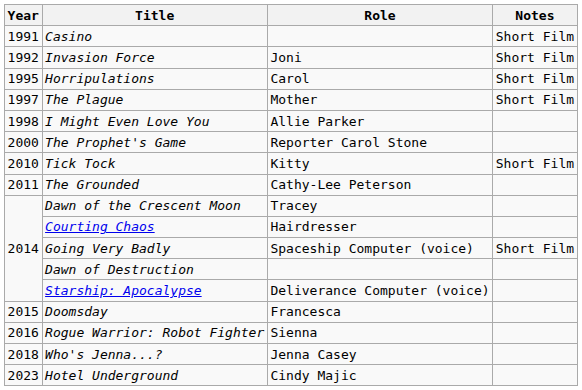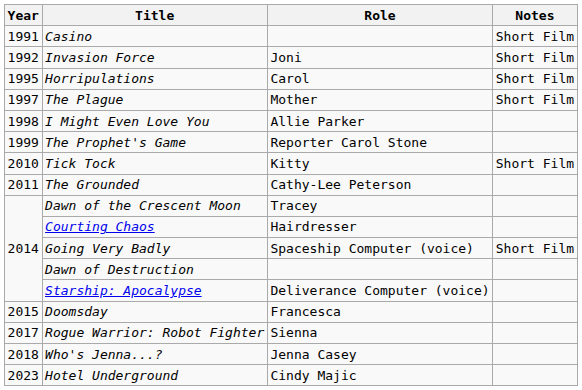(23, 142) 2000 -> (23, 142) 1999
(23, 333) 2016 -> (23, 333) 2017
